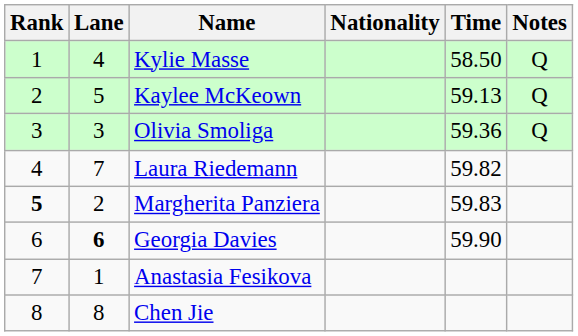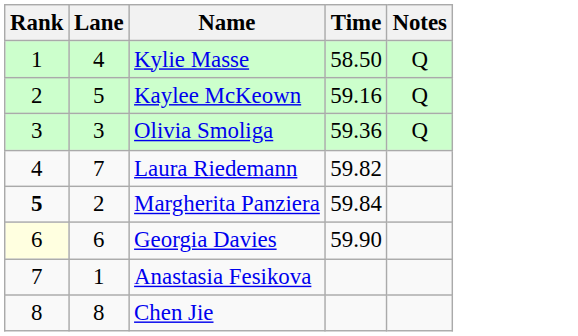- column: (385, 22)
(476, 95) 59.13 -> (356, 95) 59.16
(476, 204) 59.83 -> (356, 204) 59.84
(37, 240) no background -> (37, 240) lightyellow background
(99, 240) bold -> (99, 240) normal
